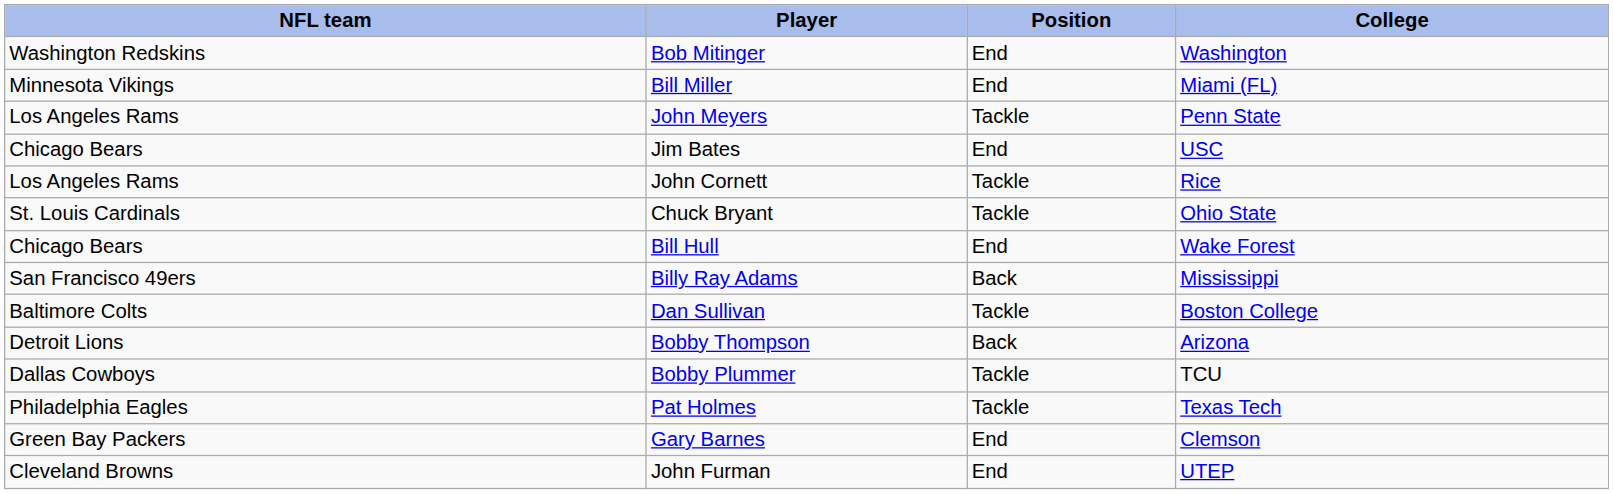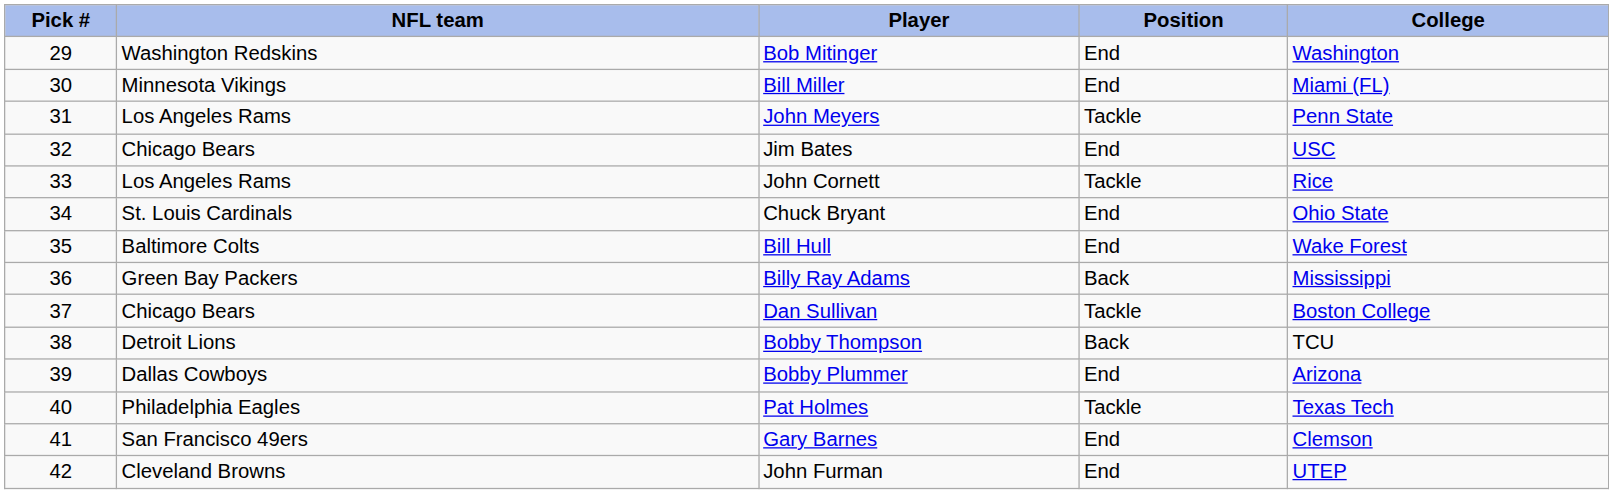+ column: (61, 20)
(1001, 213) Tackle -> (1102, 213) End
(76, 246) Chicago Bears -> (190, 246) Baltimore Colts
(102, 278) San Francisco 49ers -> (210, 278) Green Bay Packers
(78, 310) Baltimore Colts -> (188, 310) Chicago Bears
(1215, 342) Arizona -> (1313, 342) TCU
(1001, 375) Tackle -> (1102, 375) End
(1201, 375) TCU -> (1327, 375) Arizona
(97, 439) Green Bay Packers -> (215, 439) San Francisco 49ers
